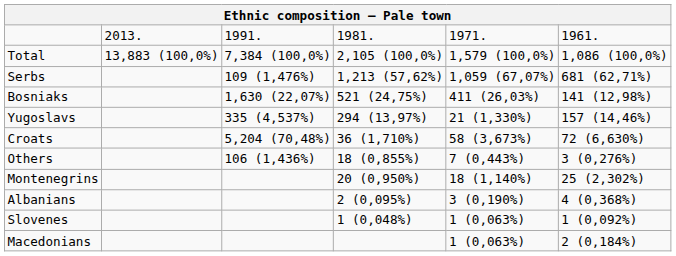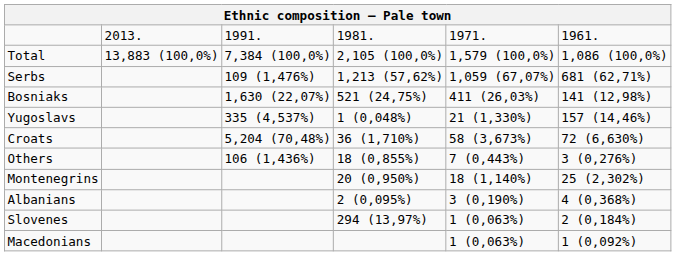(382, 118) 294 (13,97%) -> (375, 118) 1 (0,048%)
(375, 220) 1 (0,048%) -> (382, 220) 294 (13,97%)
(599, 220) 1 (0,092%) -> (599, 220) 2 (0,184%)
(599, 241) 2 (0,184%) -> (599, 241) 1 (0,092%)
